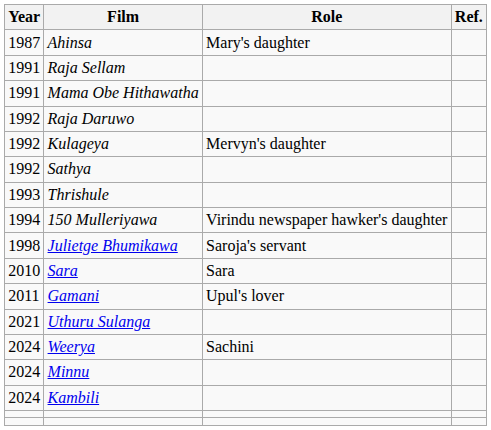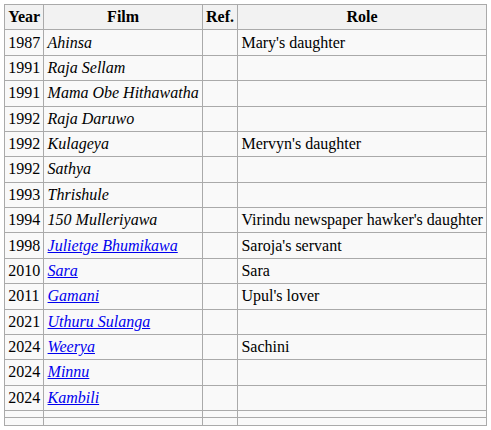columns swapped: (327, 17) <-> (469, 17)
